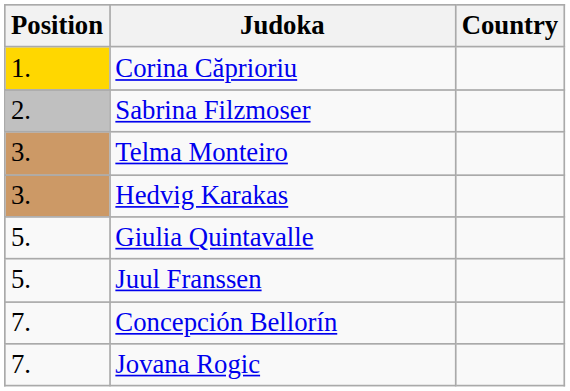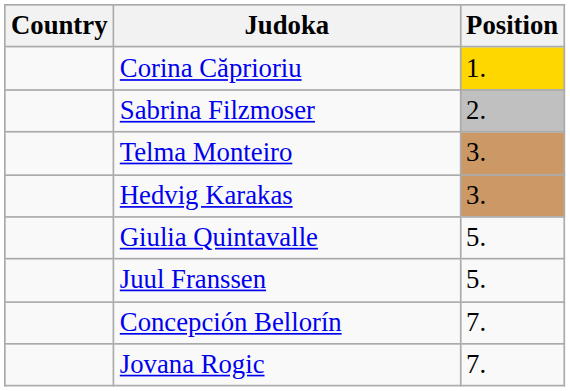columns swapped: (57, 25) <-> (510, 25)
